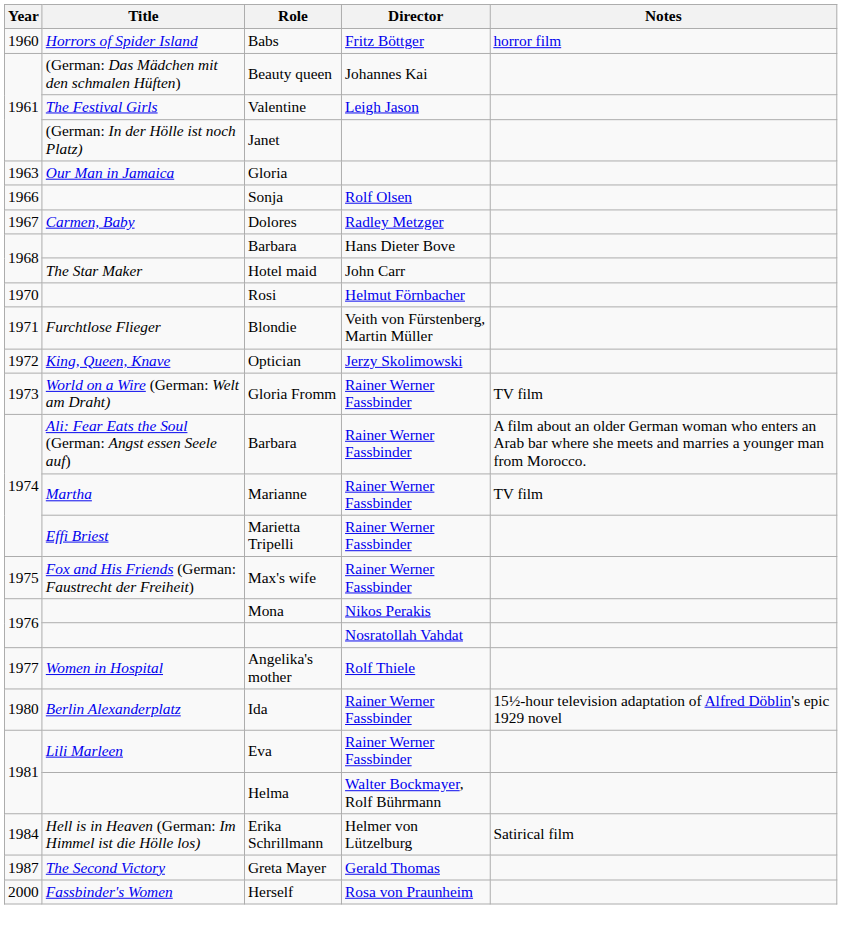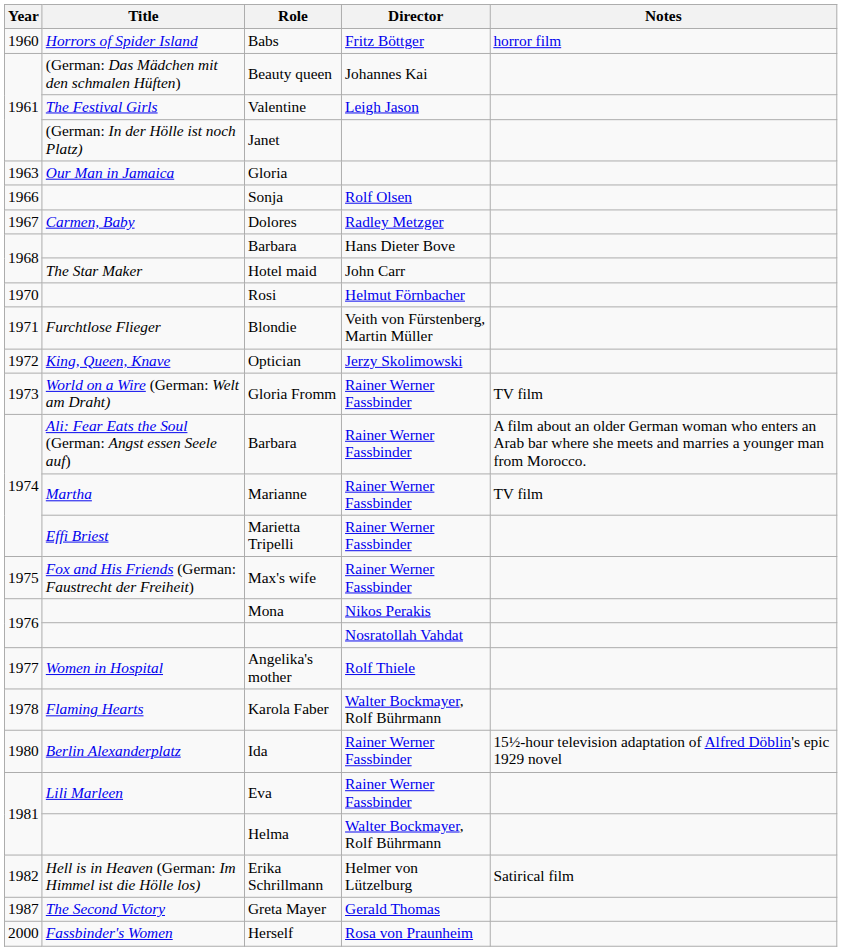+ row: (95, 709)
(23, 834) 1984 -> (23, 876) 1982
